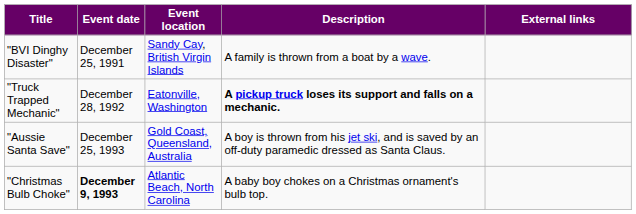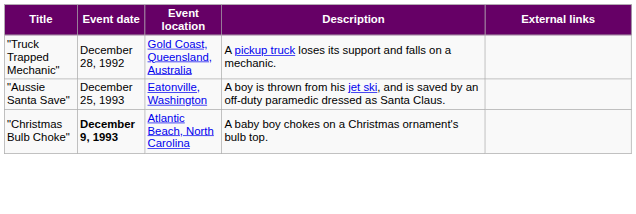- row: (37, 57)
(177, 100) Eatonville, Washington -> (180, 57) Gold Coast, Queensland, Australia
(349, 100) bold -> (338, 57) normal
(180, 144) Gold Coast, Queensland, Australia -> (177, 94) Eatonville, Washington
